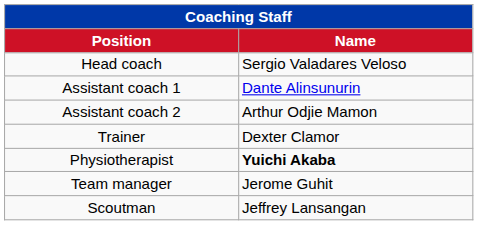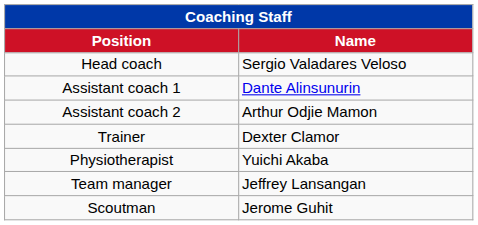(289, 160) bold -> (285, 160) normal
(287, 184) Jerome Guhit -> (304, 184) Jeffrey Lansangan
(304, 208) Jeffrey Lansangan -> (287, 208) Jerome Guhit
